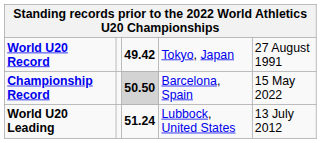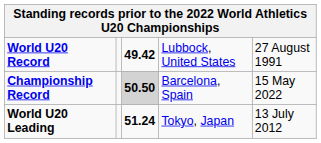(198, 54) Tokyo, Japan -> (198, 54) Lubbock, United States
(198, 121) Lubbock, United States -> (198, 121) Tokyo, Japan
